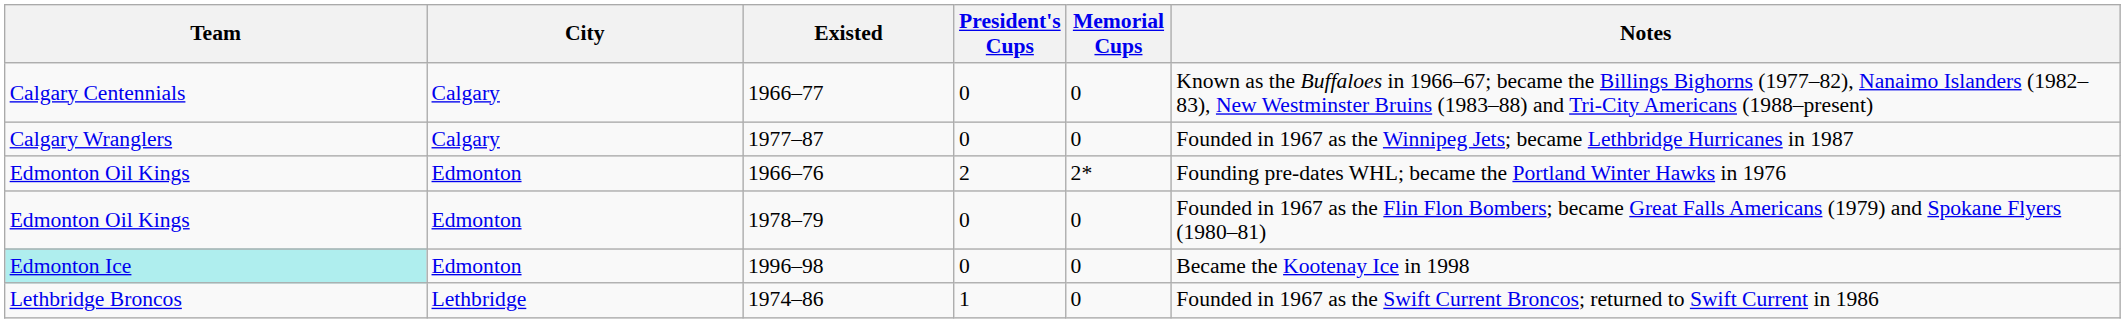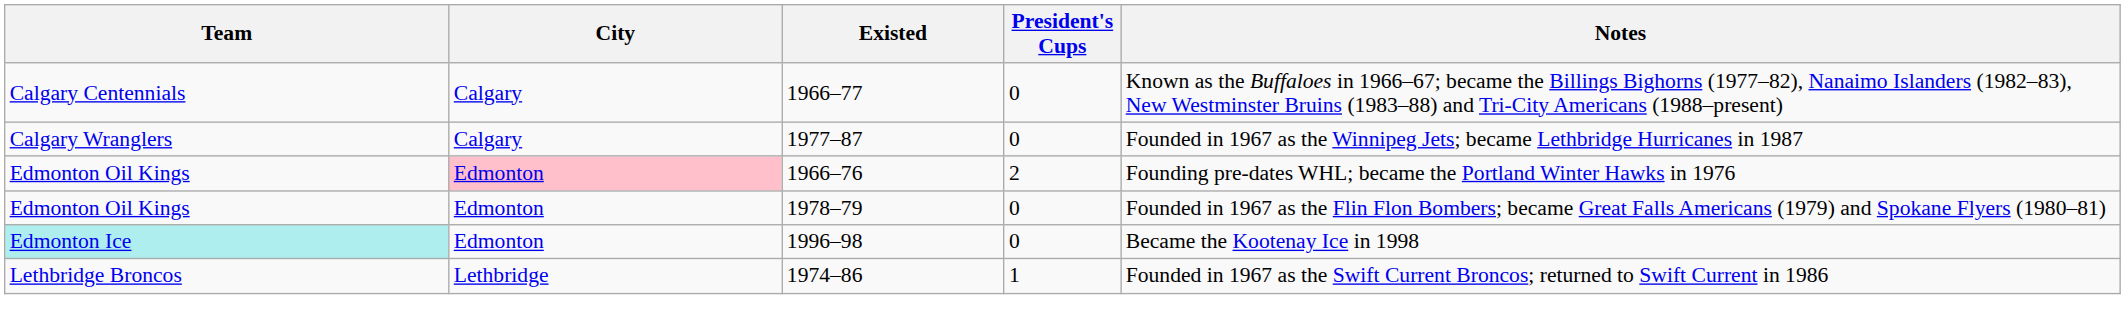- column: (1118, 33)
(477, 172) no background -> (499, 172) pink background
